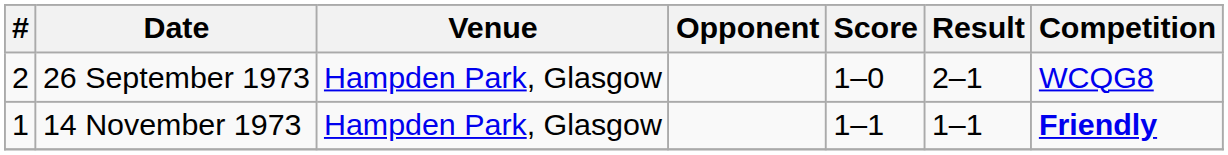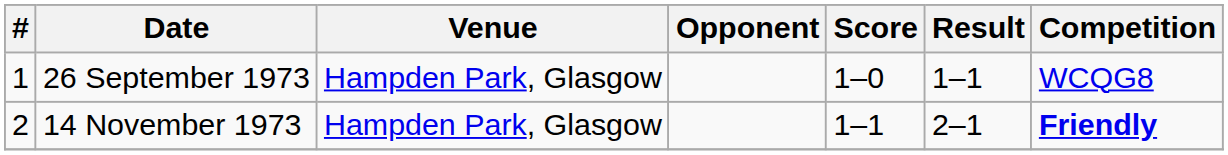(20, 76) 2 -> (20, 76) 1
(957, 76) 2–1 -> (957, 76) 1–1
(20, 125) 1 -> (20, 125) 2
(957, 125) 1–1 -> (957, 125) 2–1
